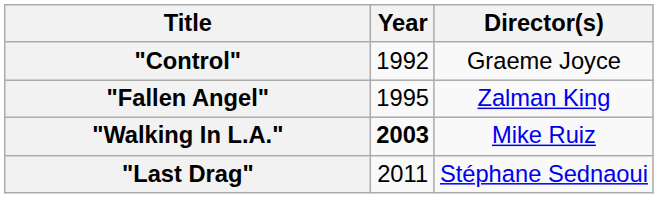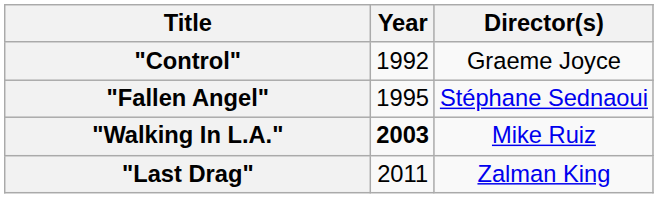(544, 98) Zalman King -> (544, 98) Stéphane Sednaoui
(544, 173) Stéphane Sednaoui -> (544, 173) Zalman King
